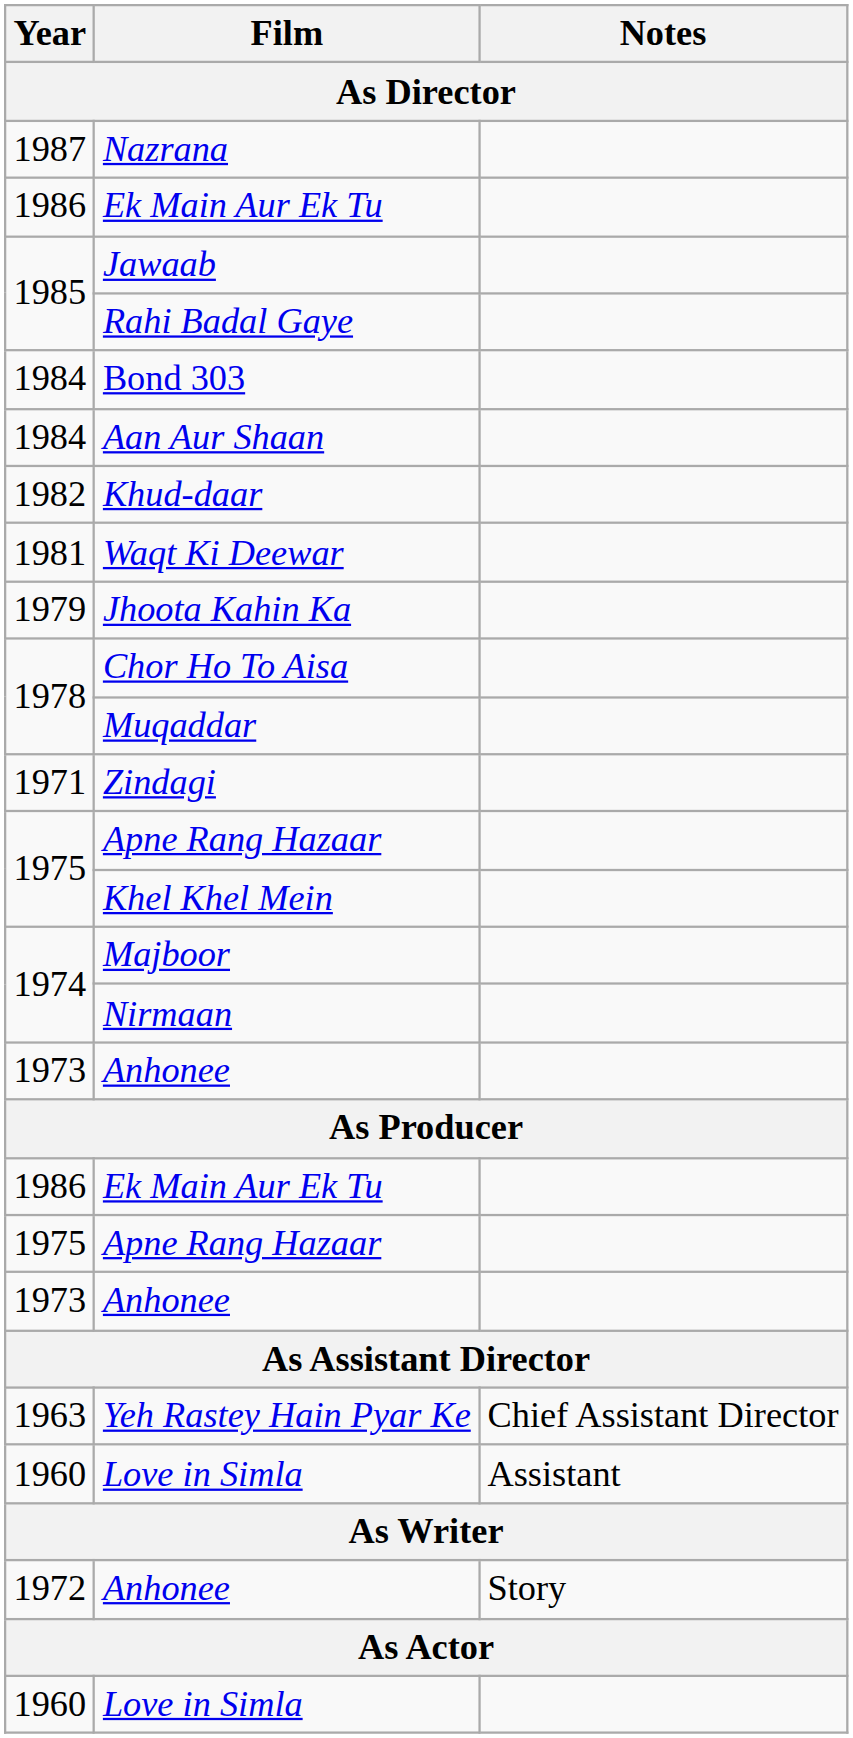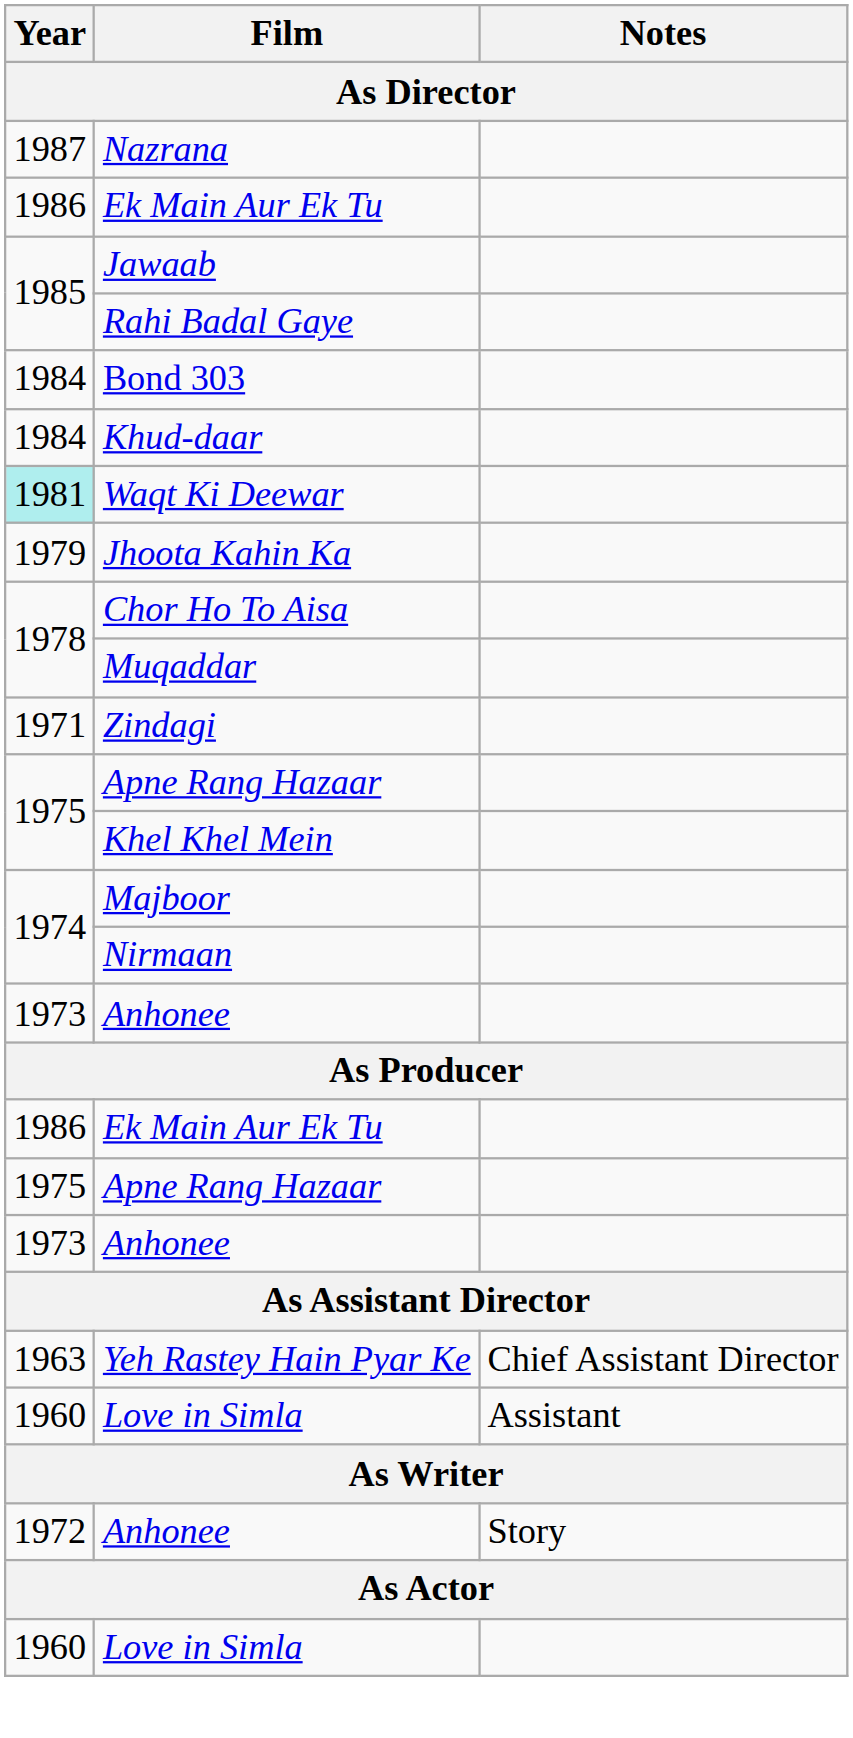- row: (214, 436)
(50, 494) 1982 -> (50, 436) 1984
(50, 551) no background -> (50, 494) paleturquoise background
